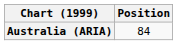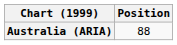(144, 31) 84 -> (144, 31) 88
